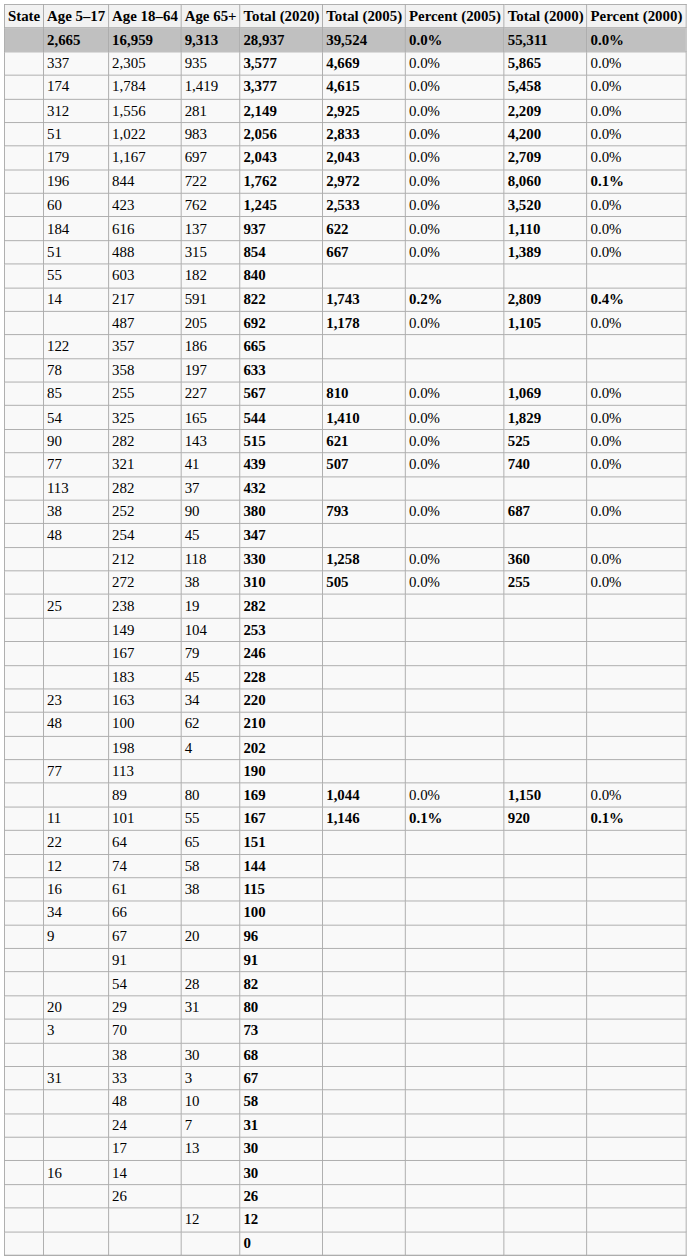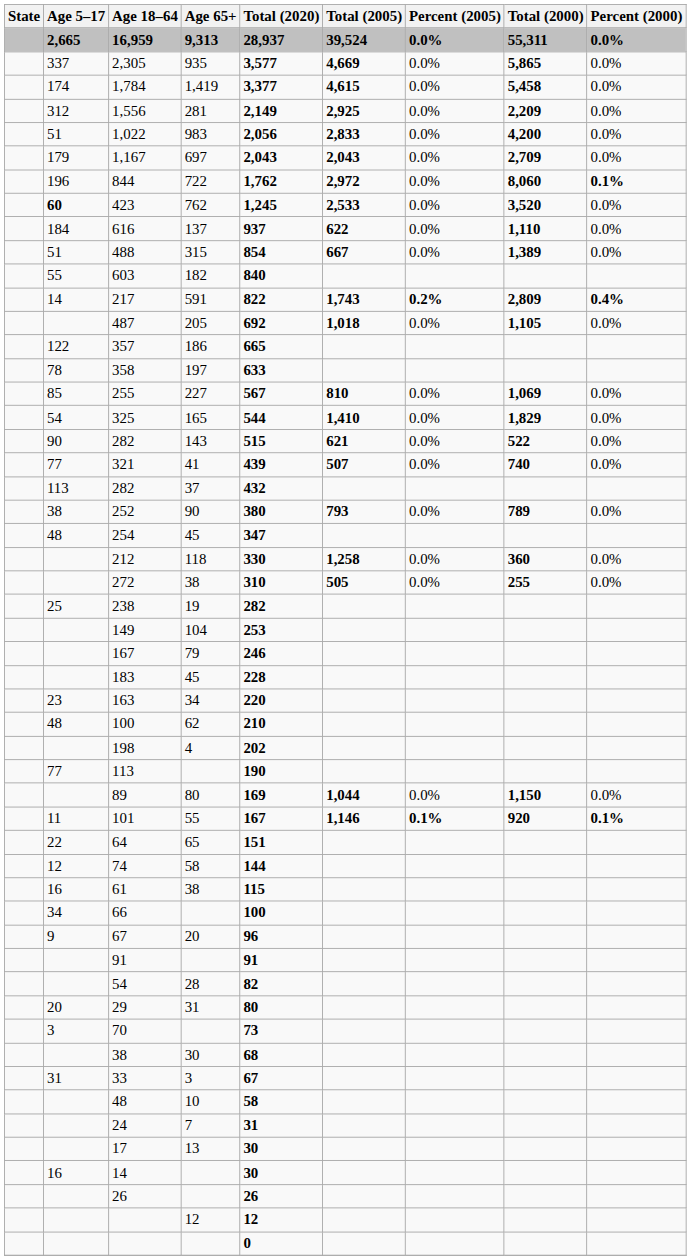(54, 205) normal -> (54, 205) bold
(343, 323) 1,178 -> (343, 323) 1,018
(519, 441) 525 -> (519, 441) 522
(519, 511) 687 -> (519, 511) 789
